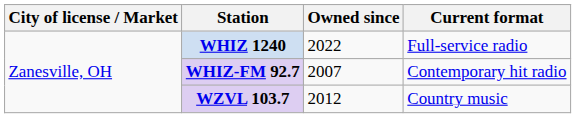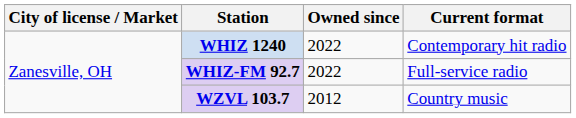(467, 44) Full-service radio -> (487, 44) Contemporary hit radio
(325, 71) 2007 -> (325, 71) 2022
(487, 71) Contemporary hit radio -> (467, 71) Full-service radio
